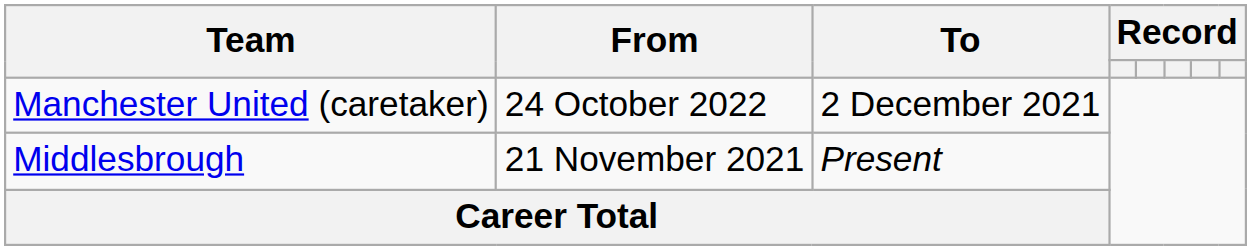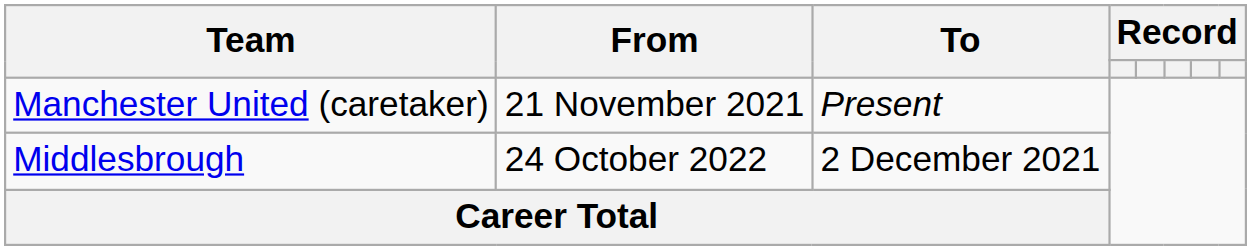(636, 104) 24 October 2022 -> (655, 104) 21 November 2021
(960, 104) 2 December 2021 -> (881, 104) Present
(655, 160) 21 November 2021 -> (636, 160) 24 October 2022
(881, 160) Present -> (960, 160) 2 December 2021
